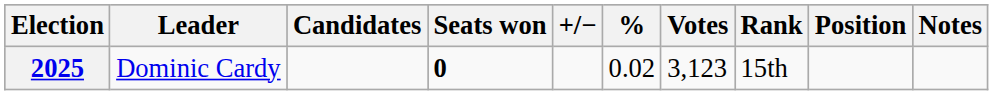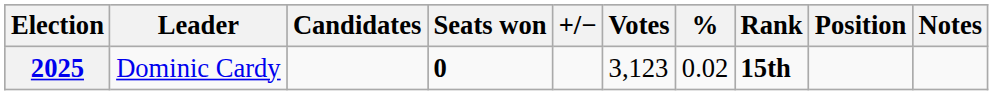columns swapped: (698, 25) <-> (632, 25)
(764, 67) normal -> (766, 67) bold
